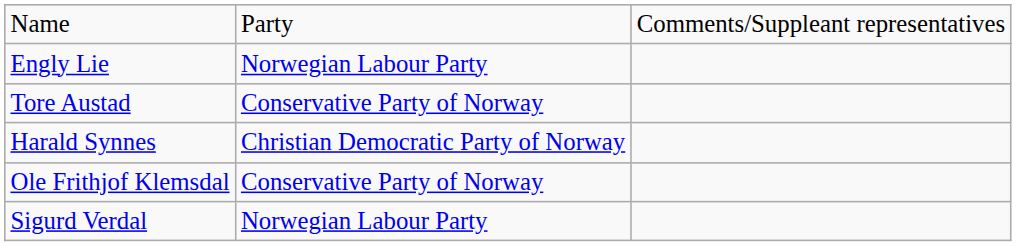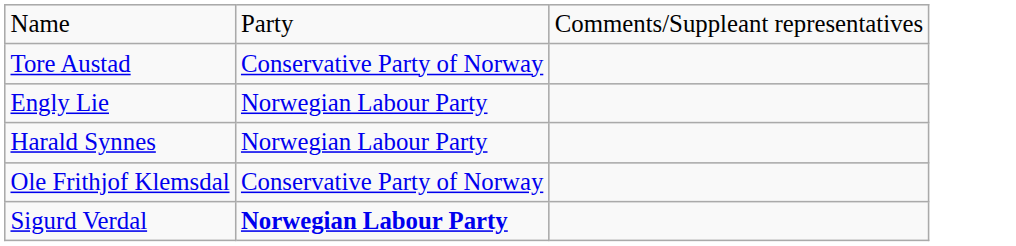rows swapped: (71, 102) <-> (60, 63)
(433, 142) Christian Democratic Party of Norway -> (364, 142) Norwegian Labour Party
(364, 220) normal -> (374, 220) bold
